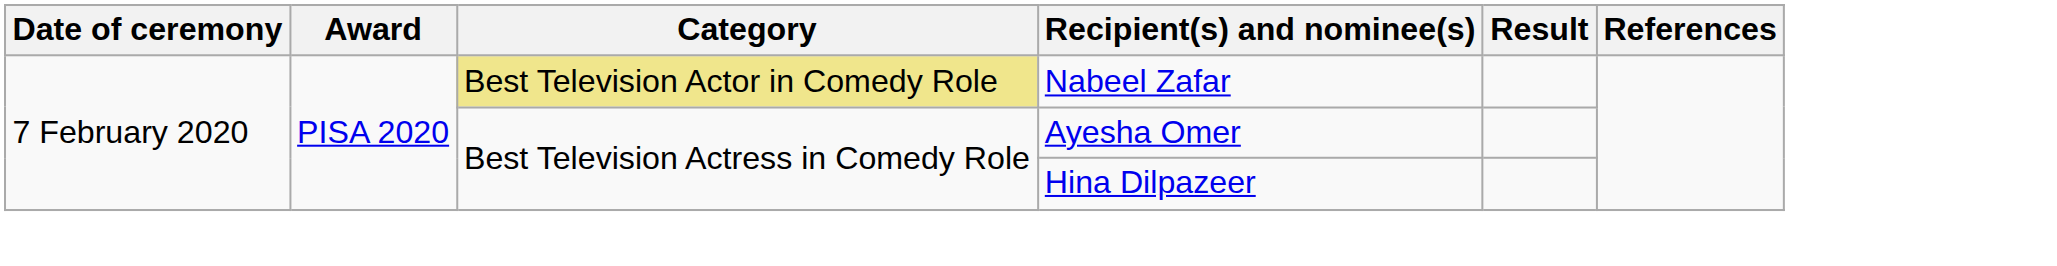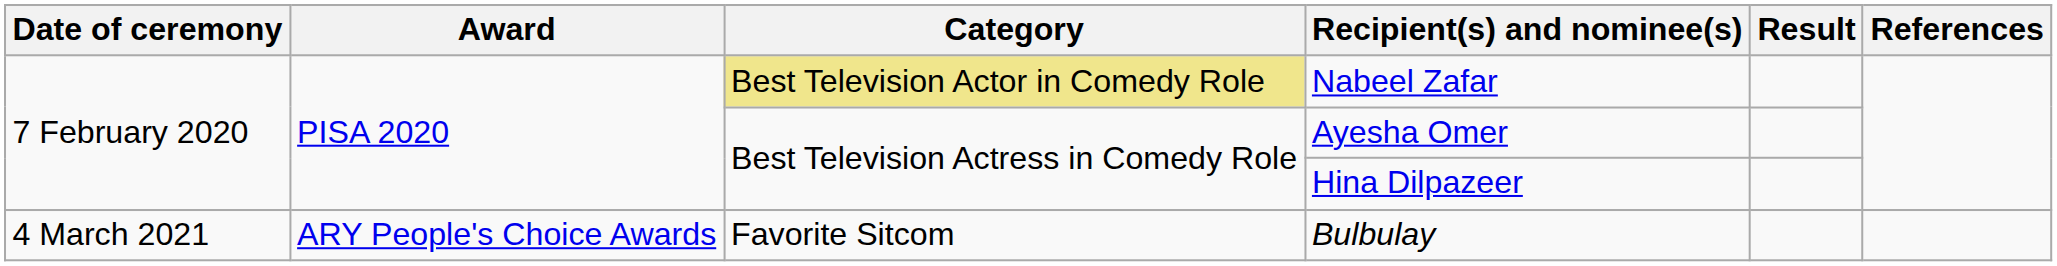+ row: (1374, 234)
